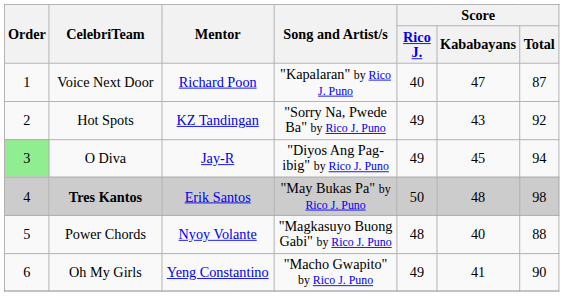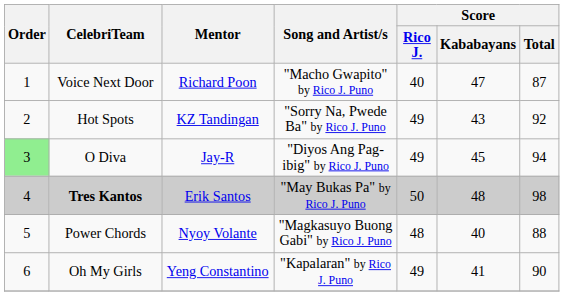(336, 82) "Kapalaran" by Rico J. Puno -> (336, 81) "Macho Gwapito" by Rico J. Puno
(336, 272) "Macho Gwapito" by Rico J. Puno -> (336, 271) "Kapalaran" by Rico J. Puno
